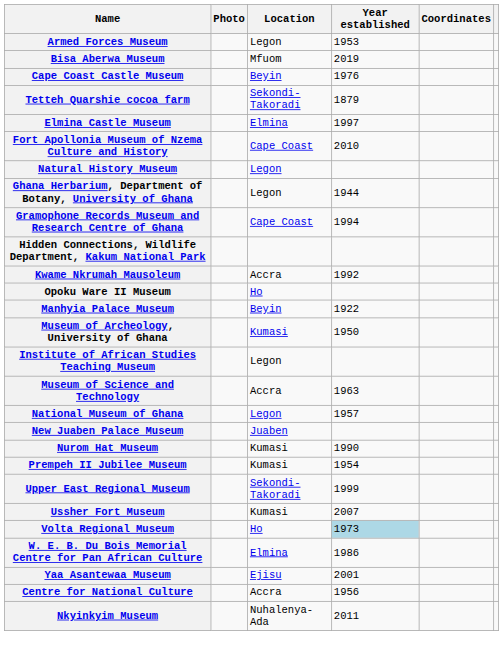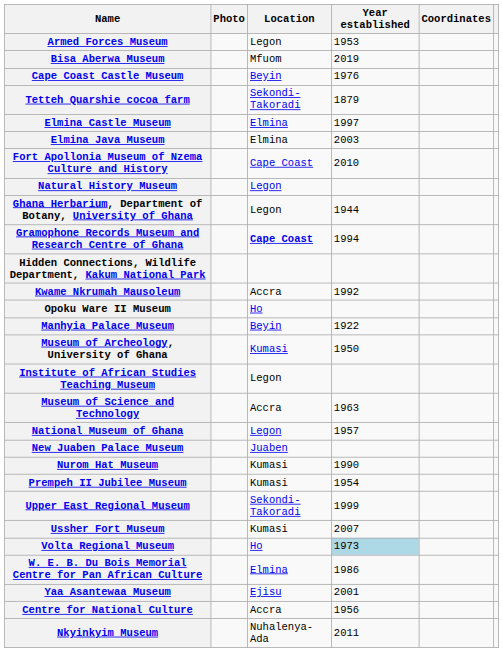+ row: (108, 140)
(282, 222) normal -> (282, 239) bold
